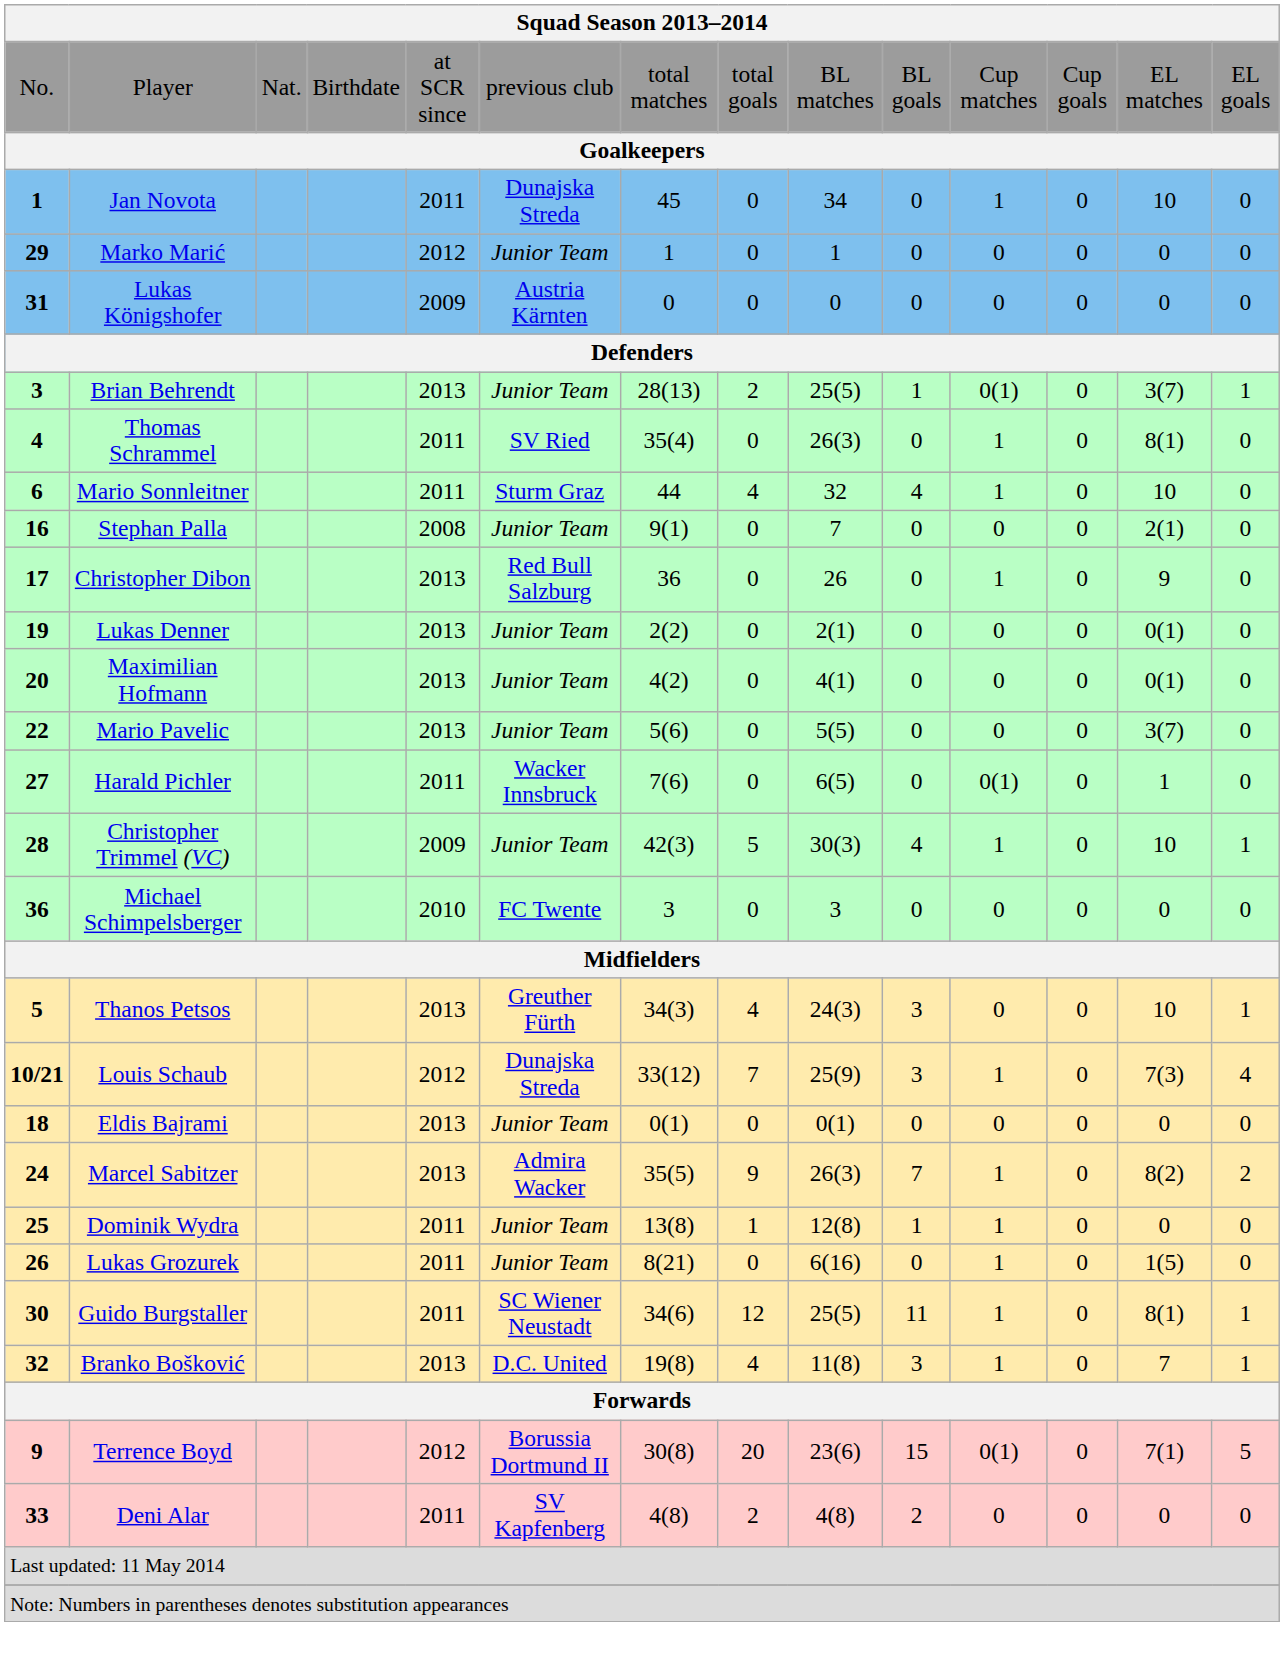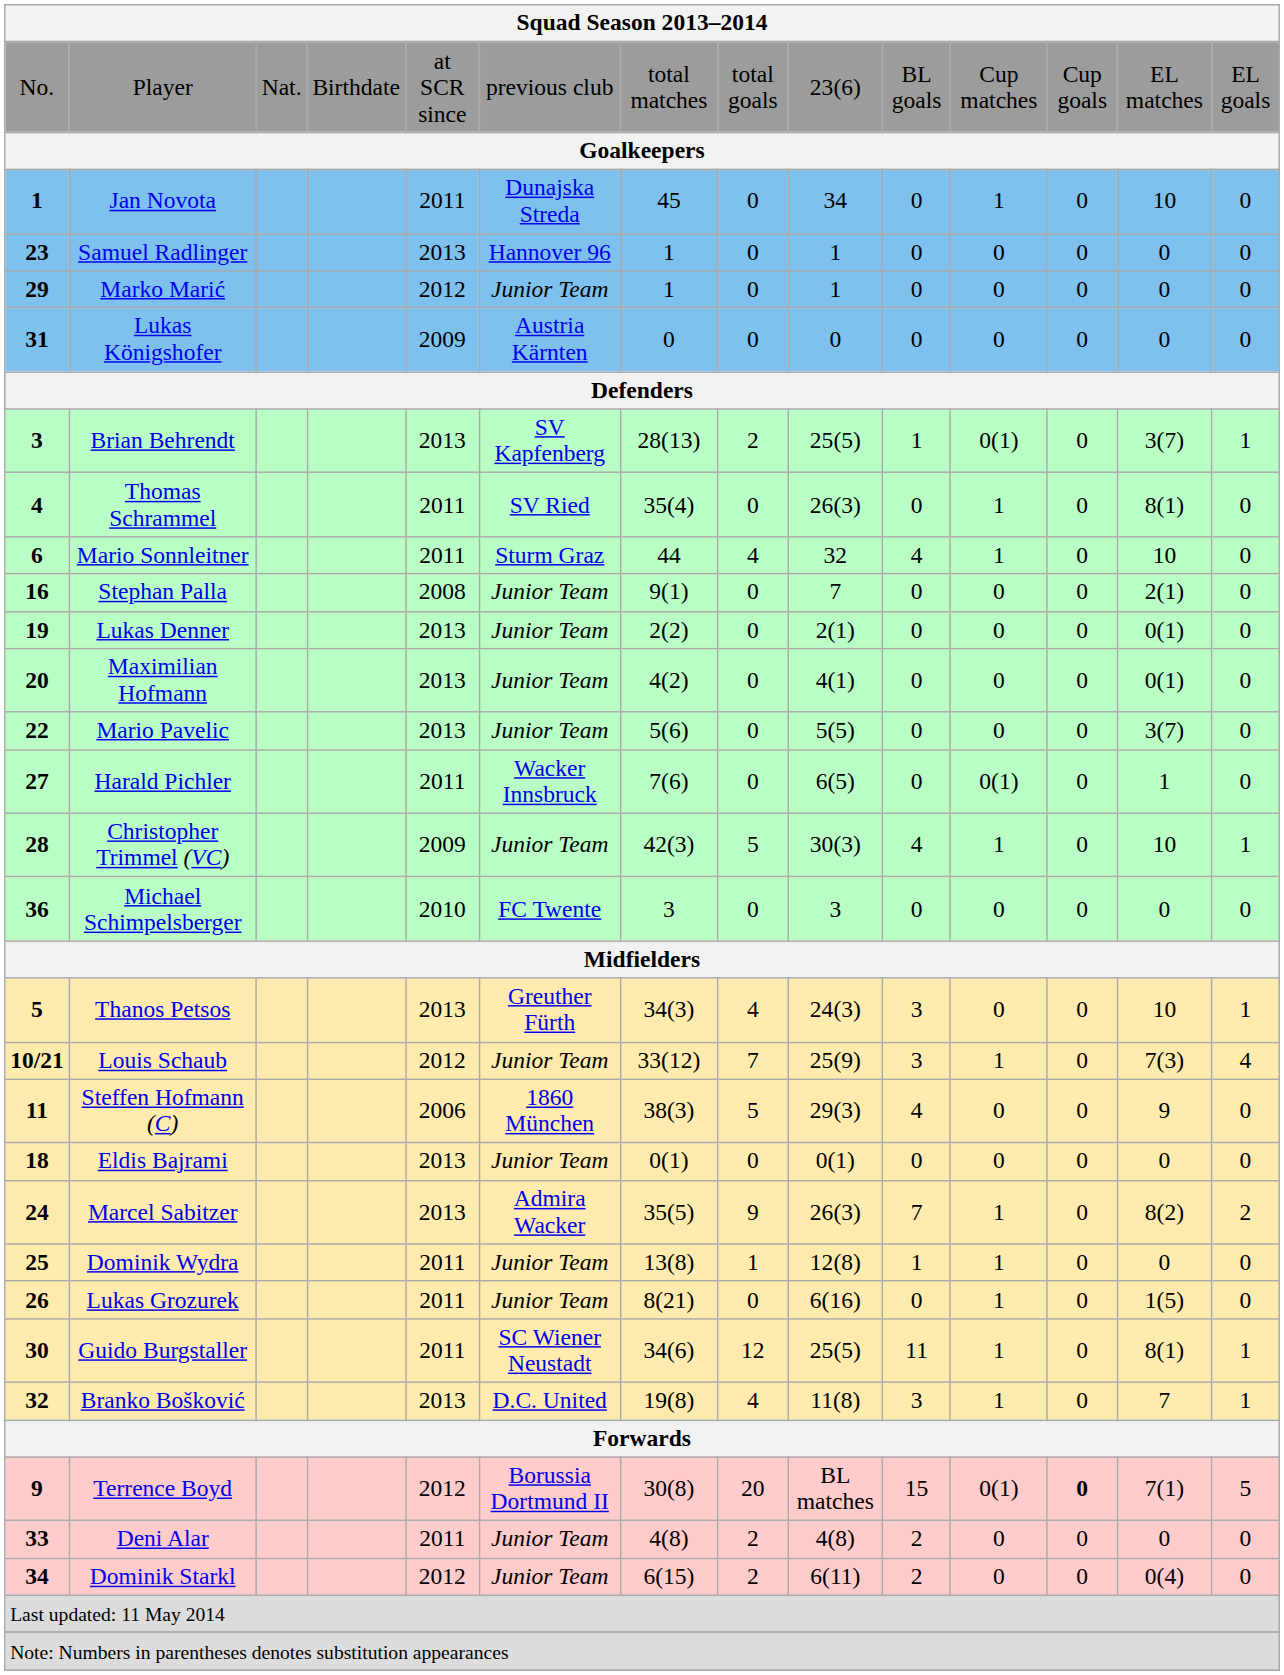(835, 86) BL matches -> (835, 86) 23(6)
+ row: (163, 251)
(550, 390) Junior Team -> (550, 440) SV Kapfenberg
- row: (163, 578)
(550, 1073) Dunajska Streda -> (550, 1060) Junior Team
+ row: (163, 1110)
(835, 1451) 23(6) -> (835, 1488) BL matches
(1082, 1451) normal -> (1082, 1488) bold
(550, 1515) SV Kapfenberg -> (550, 1539) Junior Team
+ row: (163, 1576)
